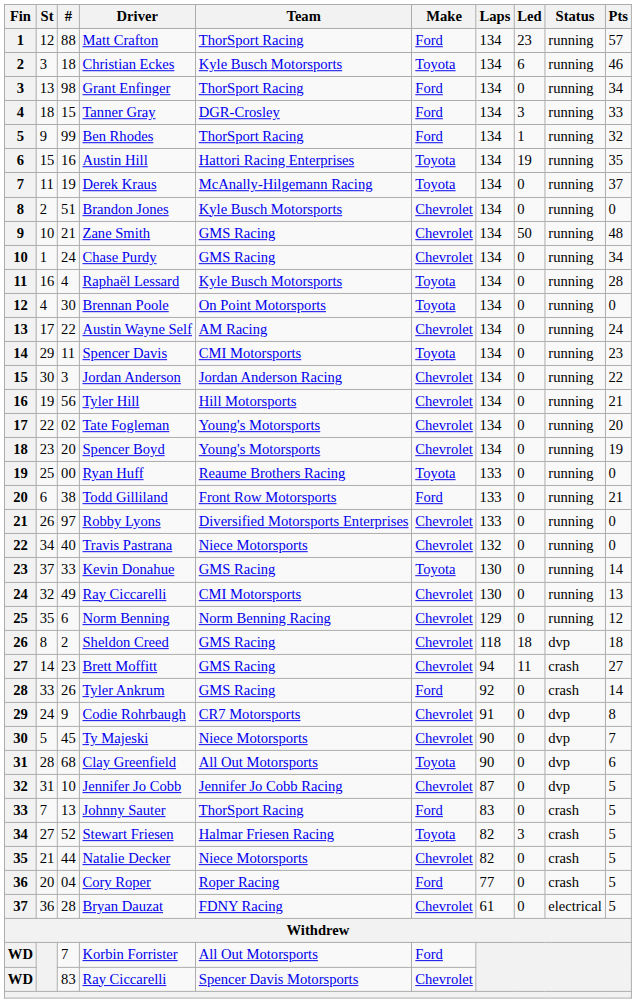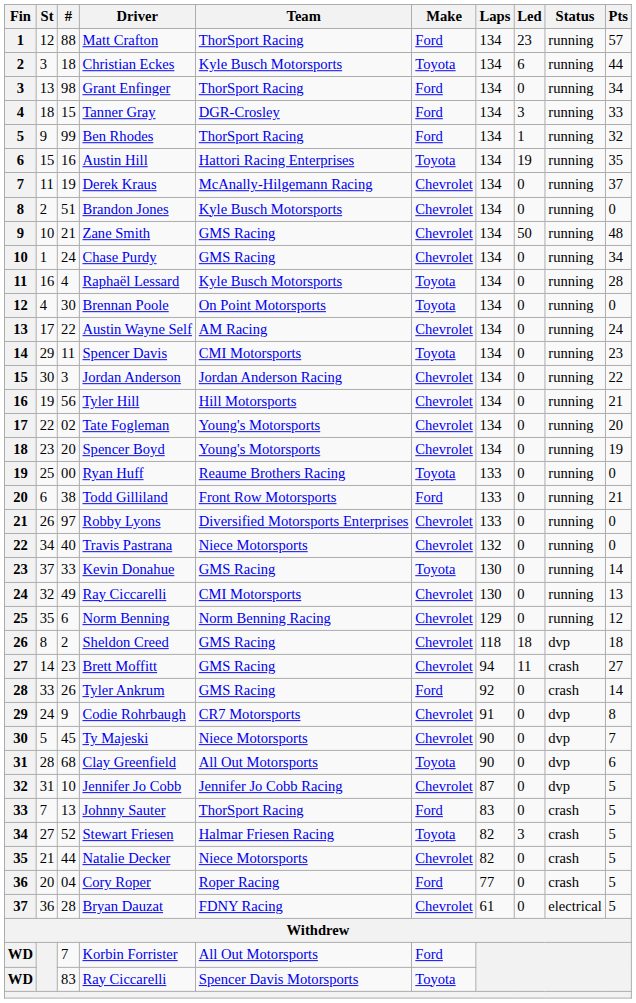(616, 64) 46 -> (616, 64) 44
(435, 185) Toyota -> (444, 185) Chevrolet
(444, 979) Chevrolet -> (435, 979) Toyota
